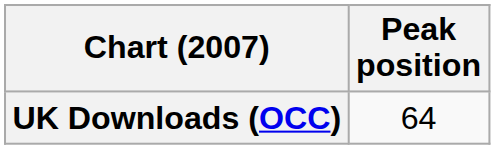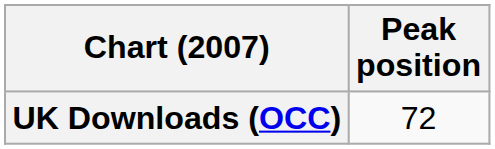(419, 117) 64 -> (419, 117) 72
